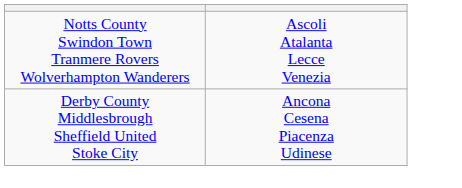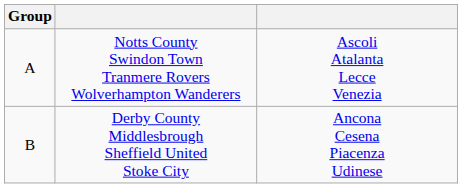+ column: (30, 16)
